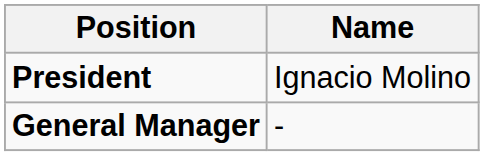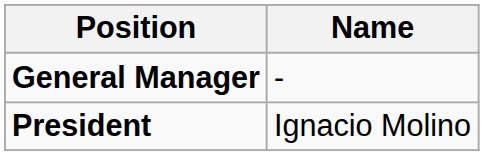rows swapped: (82, 77) <-> (136, 125)
